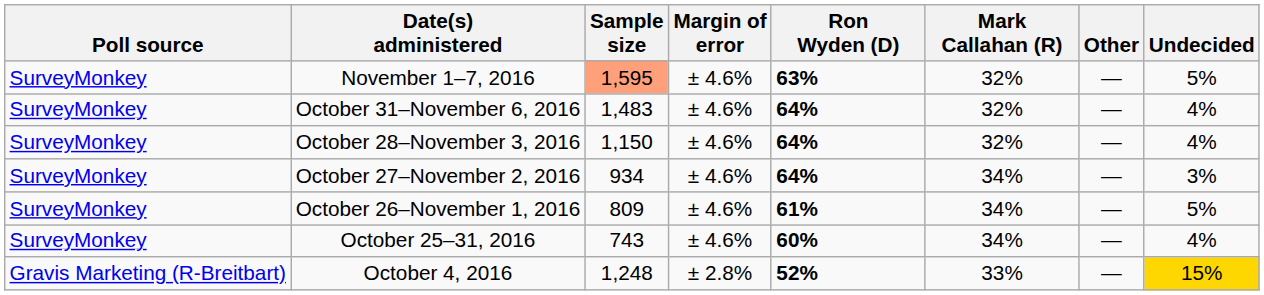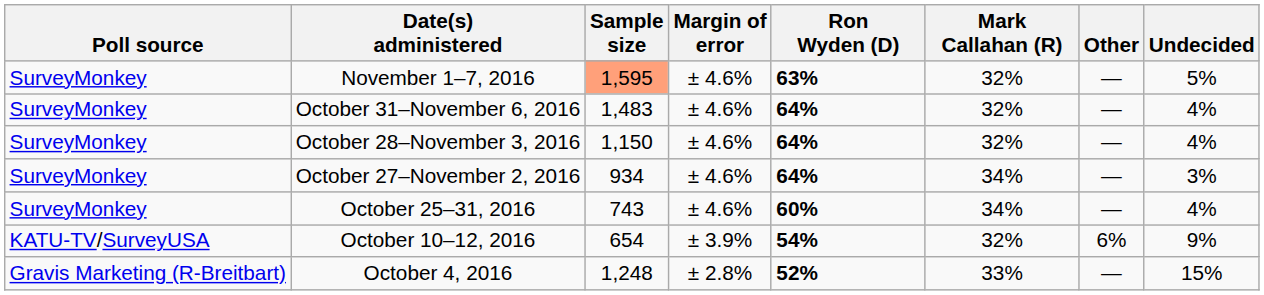- row: (438, 208)
+ row: (438, 241)
(1202, 274) gold background -> (1202, 274) no background
